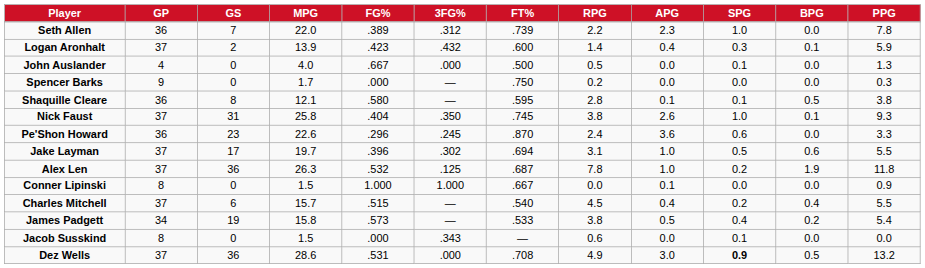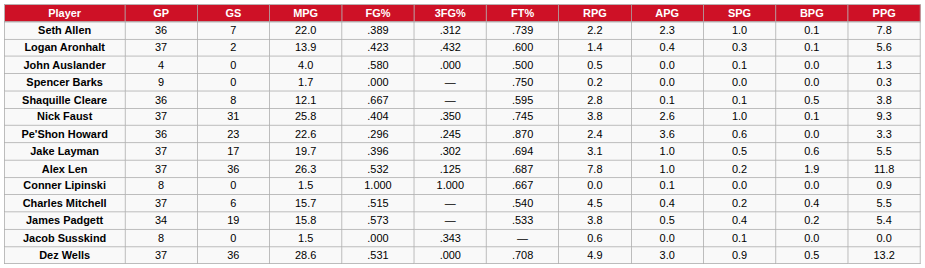(812, 31) 0.0 -> (812, 31) 0.1
(884, 48) 5.9 -> (884, 48) 5.6
(378, 65) .667 -> (378, 65) .580
(378, 100) .580 -> (378, 100) .667
(740, 255) bold -> (740, 255) normal
